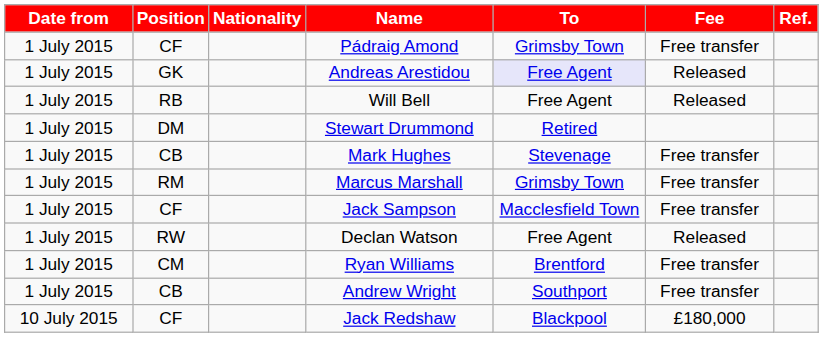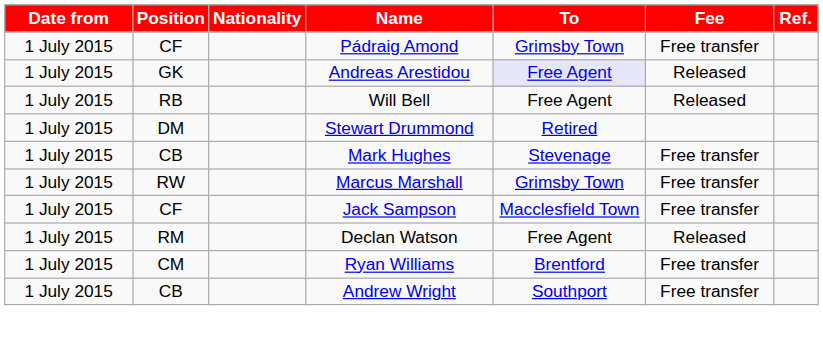(171, 182) RM -> (171, 182) RW
(171, 237) RW -> (171, 237) RM
- row: (399, 319)
